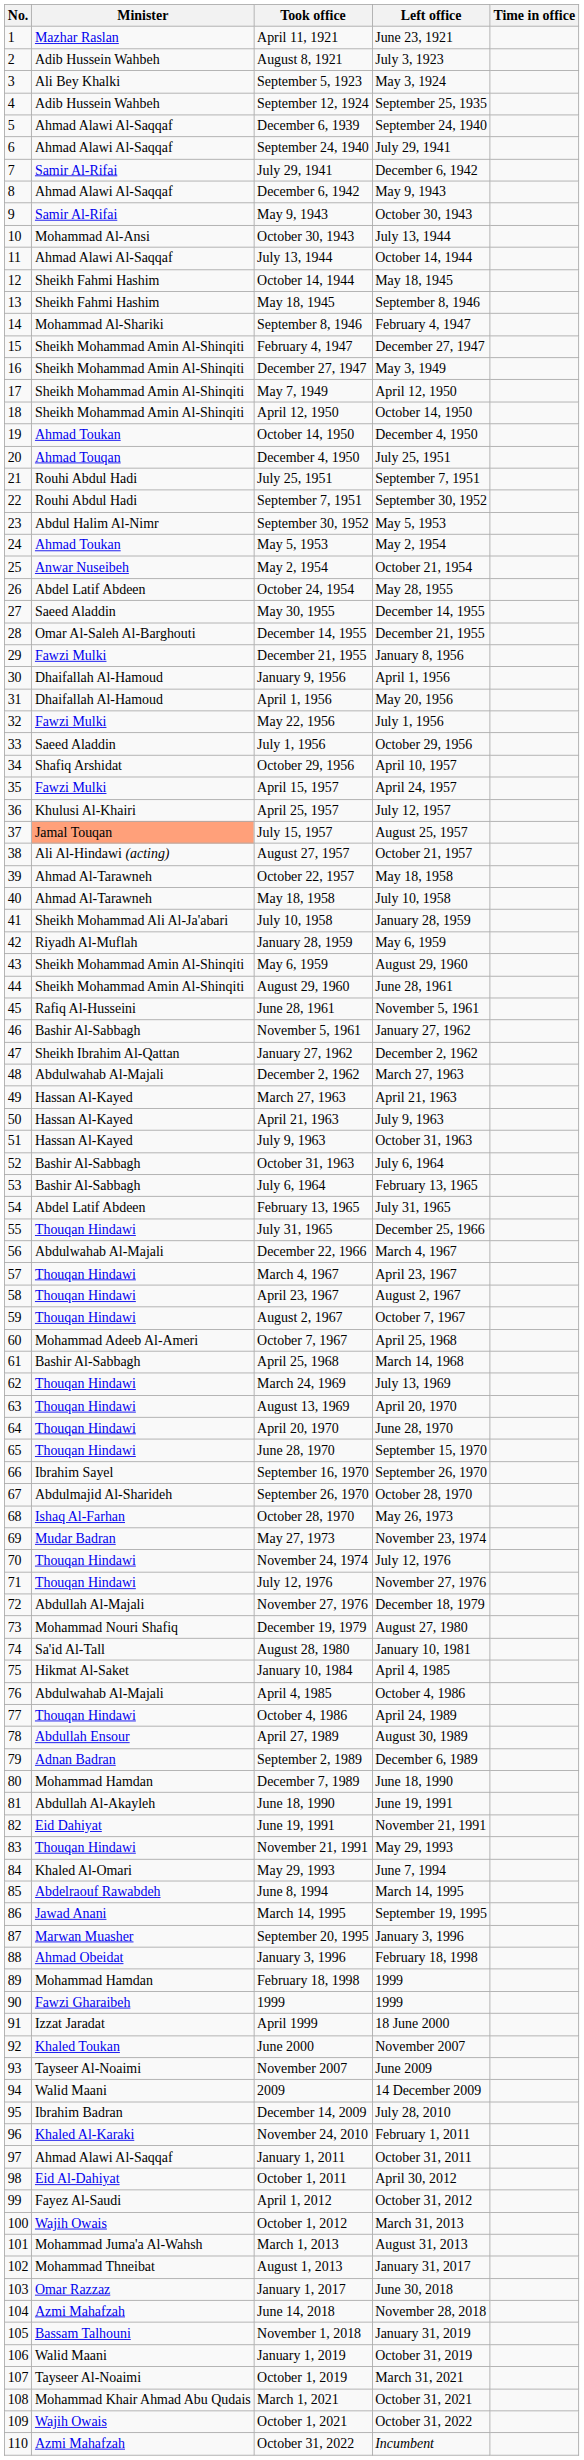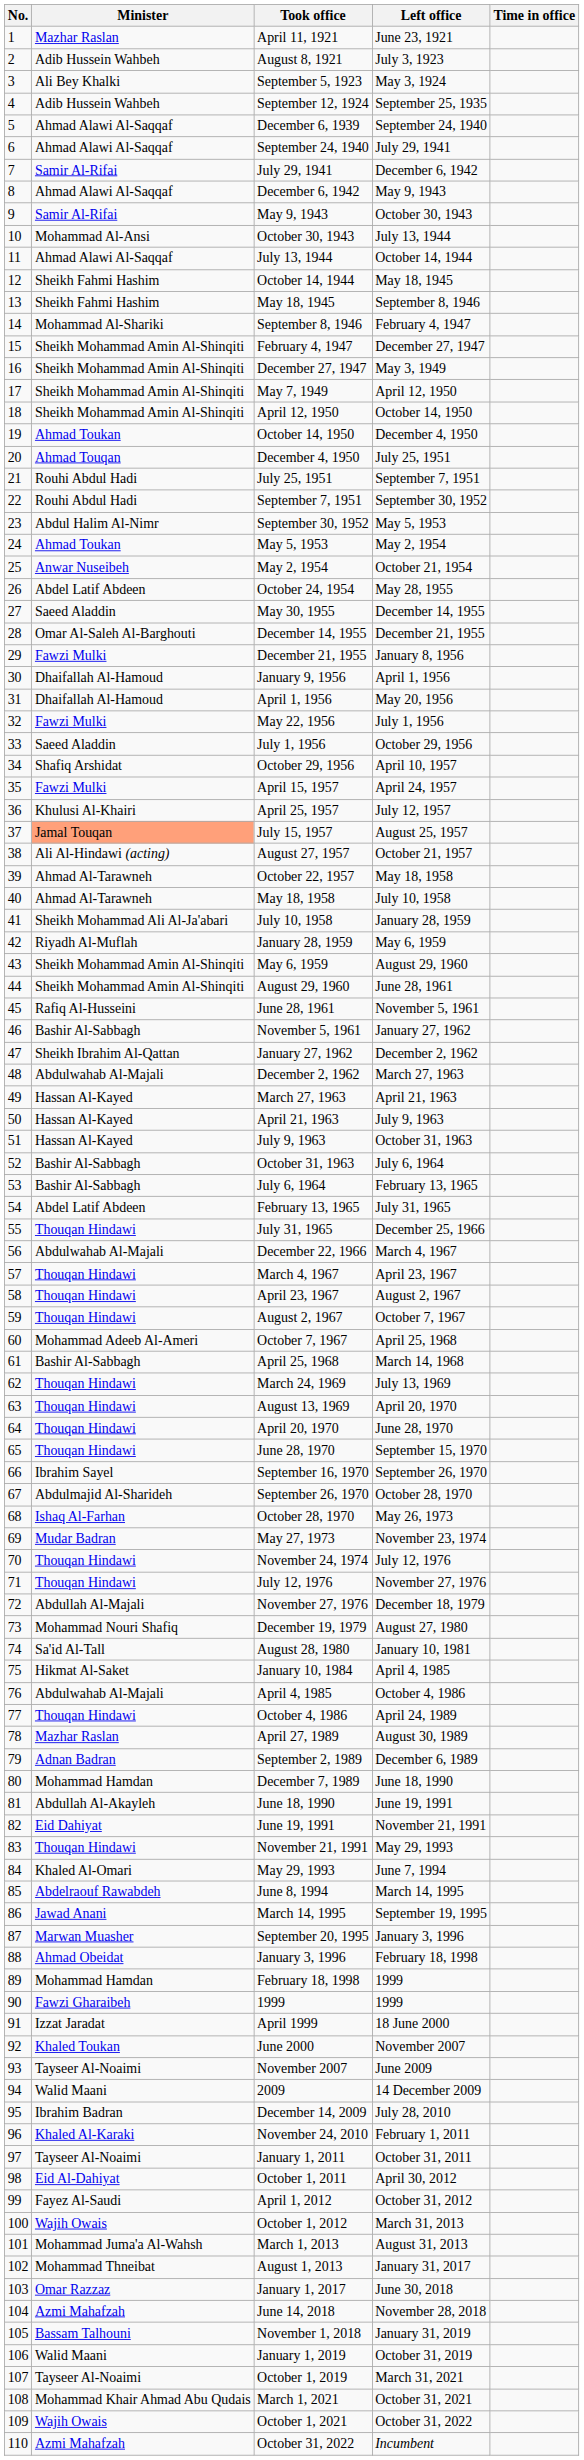(82, 1737) Abdullah Ensour -> (77, 1737) Mazhar Raslan
(104, 2156) Ahmad Alawi Al-Saqqaf -> (88, 2156) Tayseer Al-Noaimi
